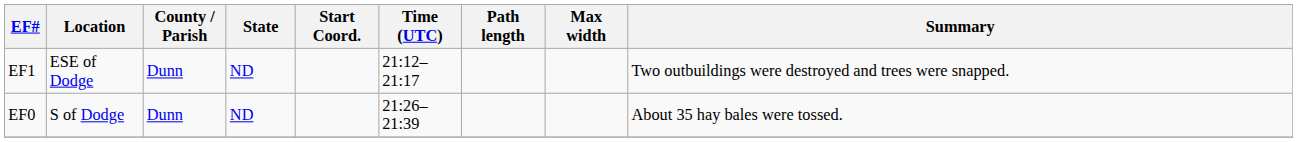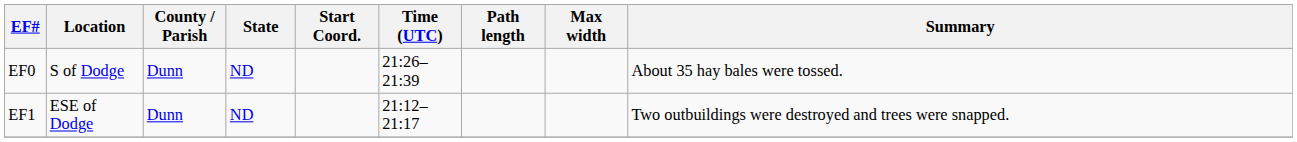rows swapped: (22, 70) <-> (22, 115)
